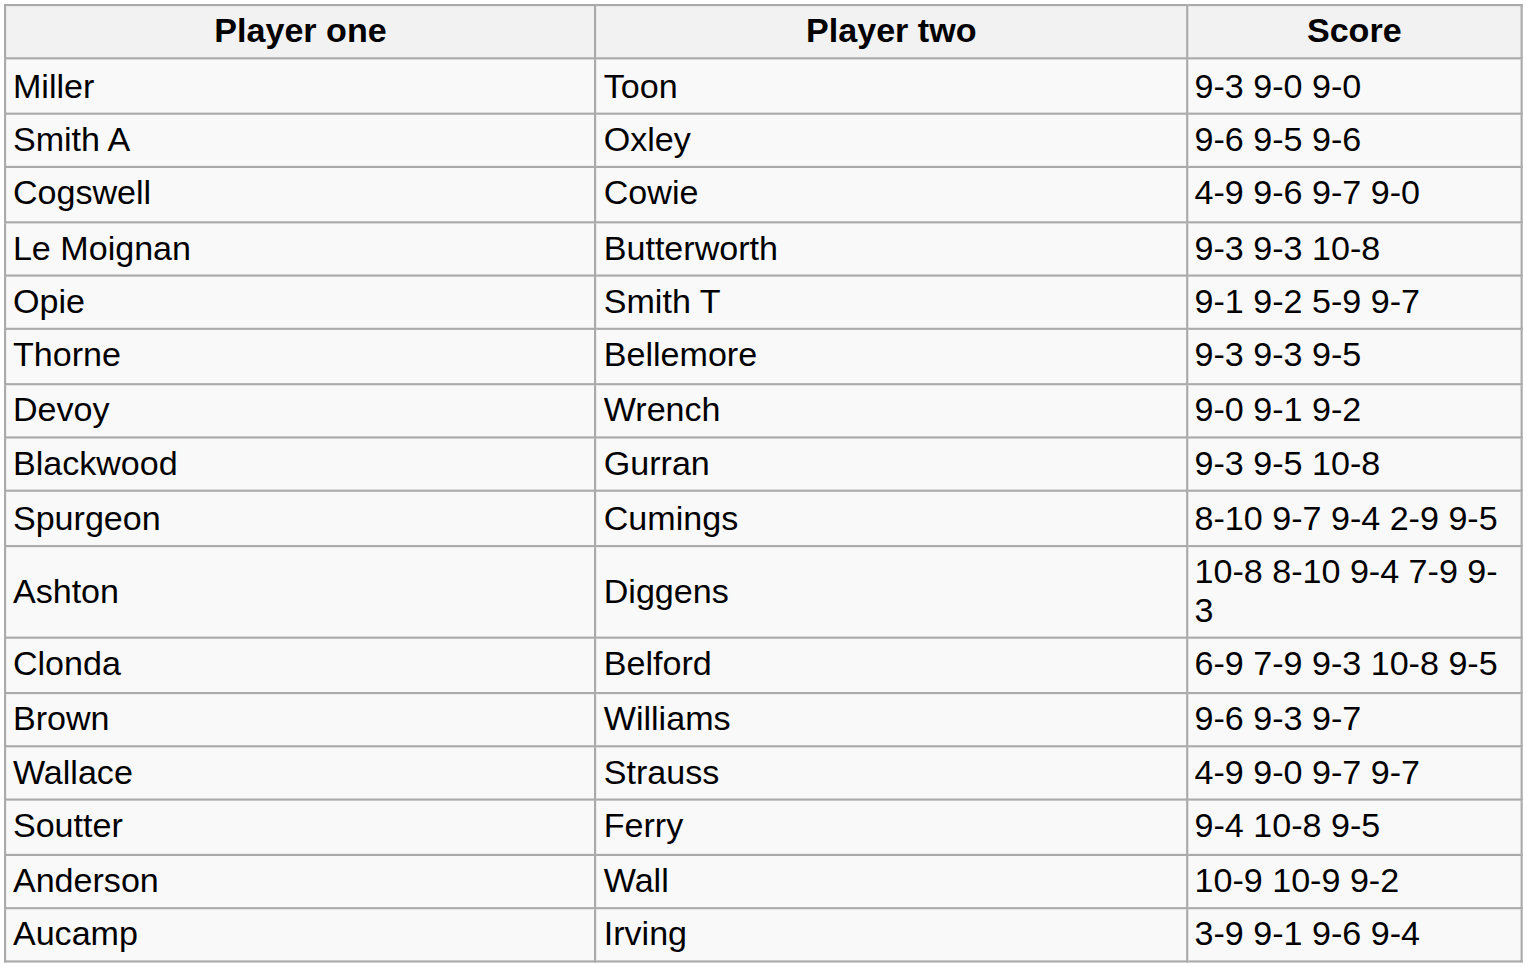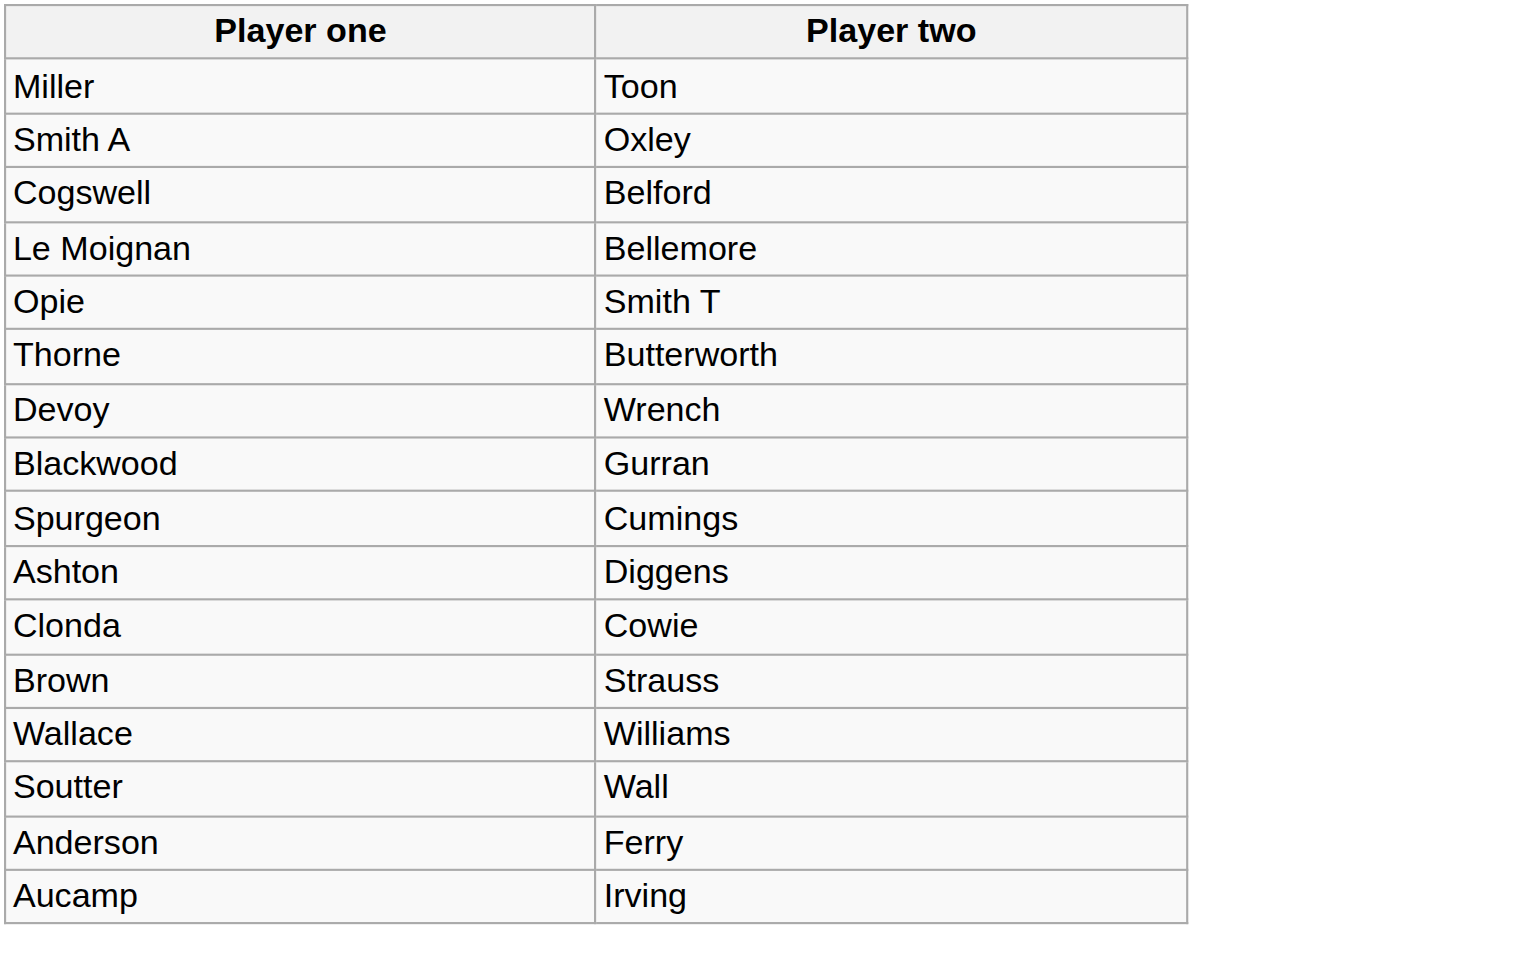- column: (1354, 31)
(651, 193) Cowie -> (658, 193) Belford
(691, 247) Butterworth -> (680, 247) Bellemore
(680, 355) Bellemore -> (691, 355) Butterworth
(658, 664) Belford -> (651, 626) Cowie
(667, 718) Williams -> (662, 680) Strauss
(662, 772) Strauss -> (667, 734) Williams
(643, 826) Ferry -> (636, 788) Wall
(636, 880) Wall -> (643, 842) Ferry
